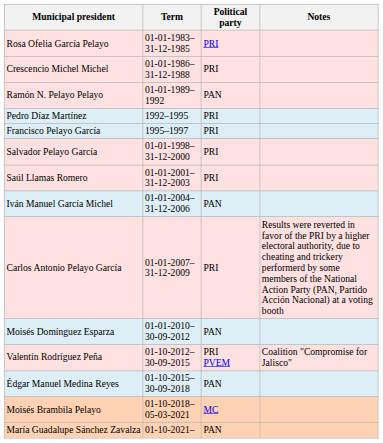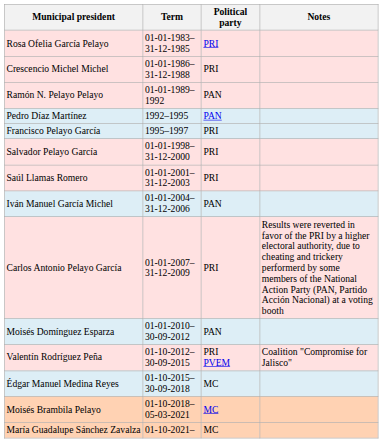(211, 116) PRI -> (213, 116) PAN
(213, 383) PAN -> (211, 383) MC
(213, 430) PAN -> (211, 430) MC
